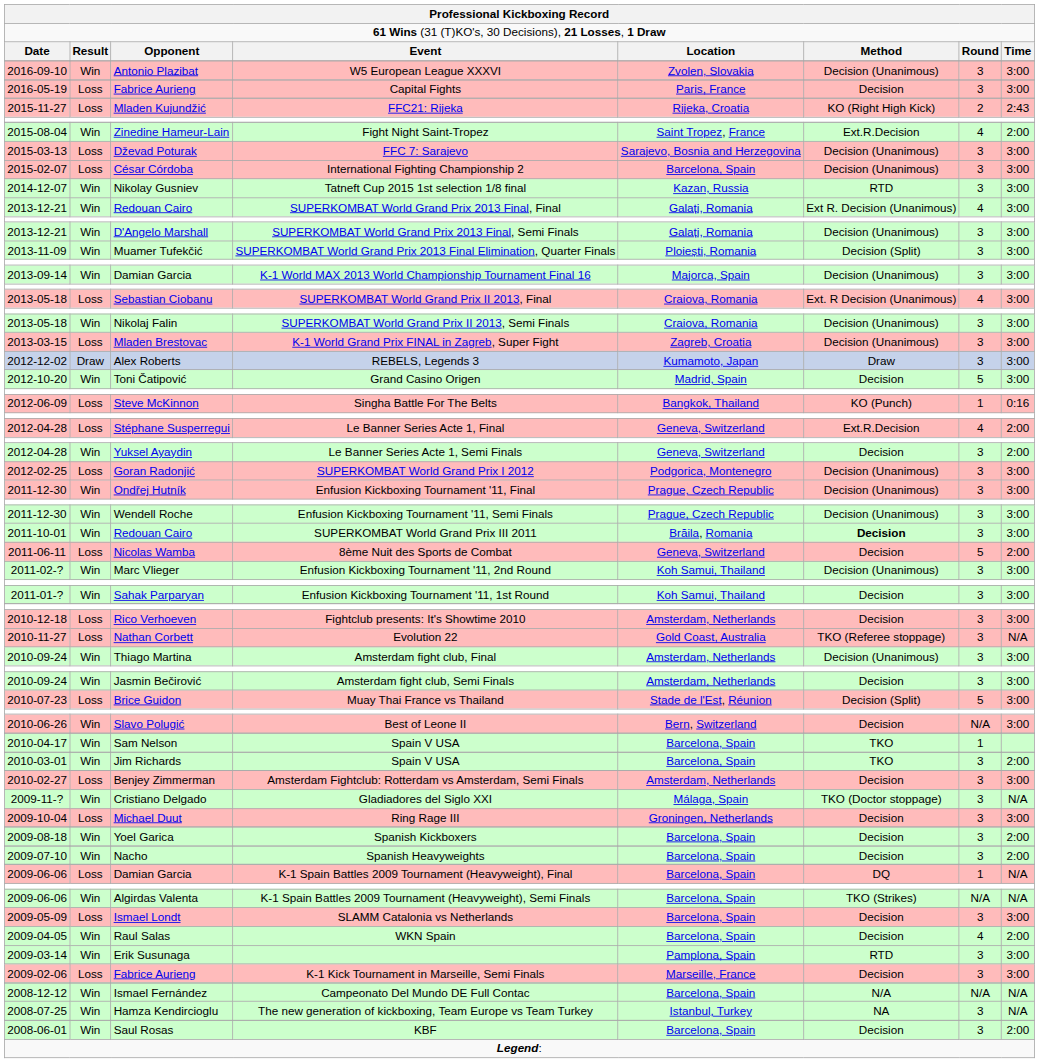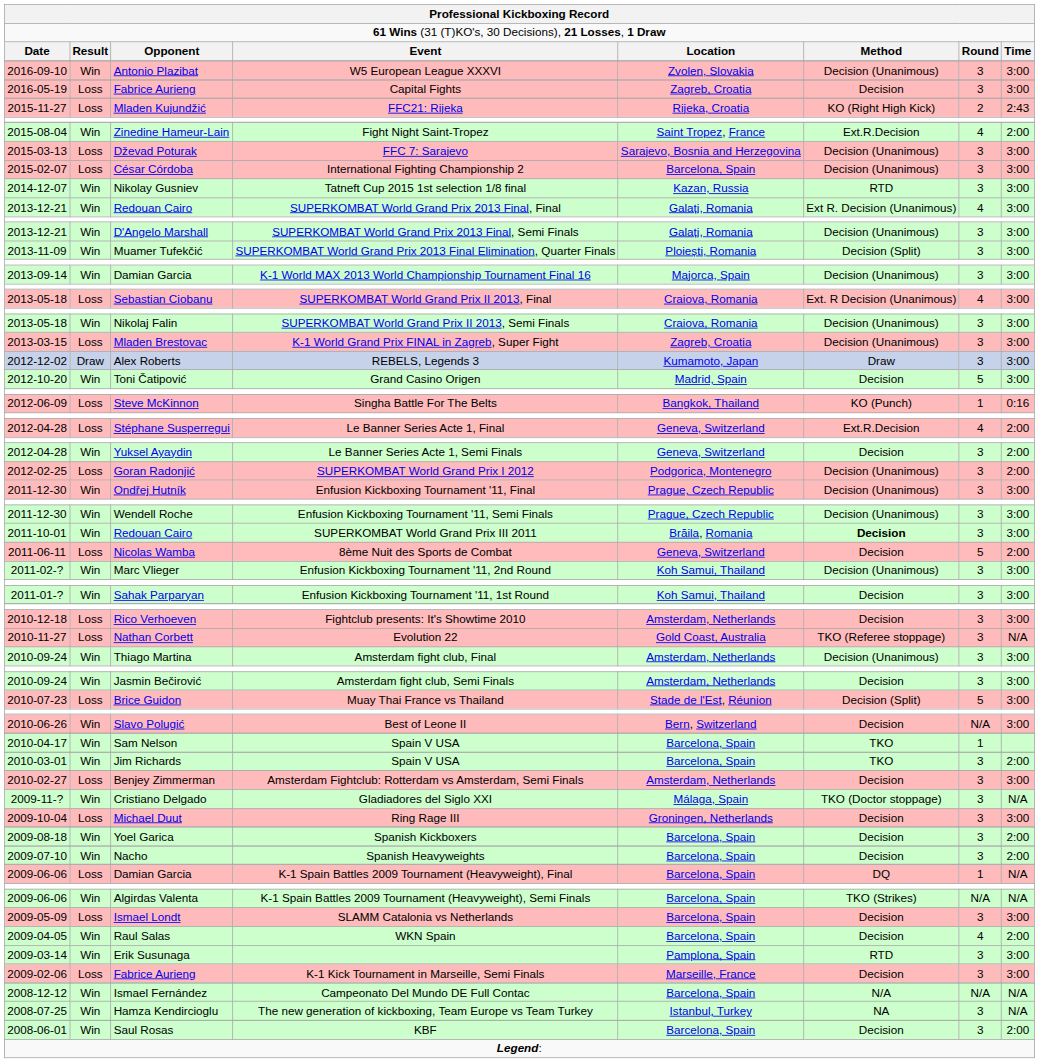(711, 89) Paris, France -> (711, 89) Zagreb, Croatia
(1018, 471) 3:00 -> (1018, 471) 2:00
